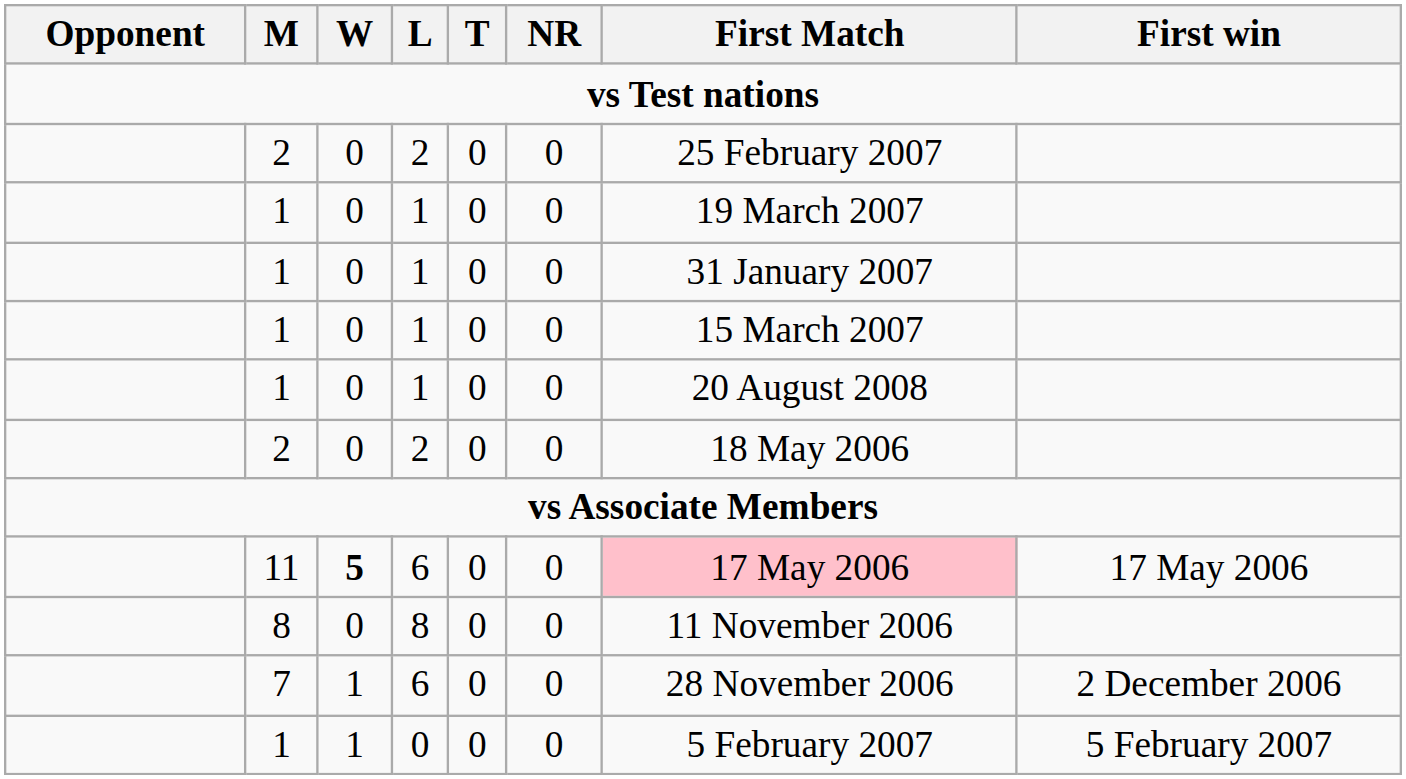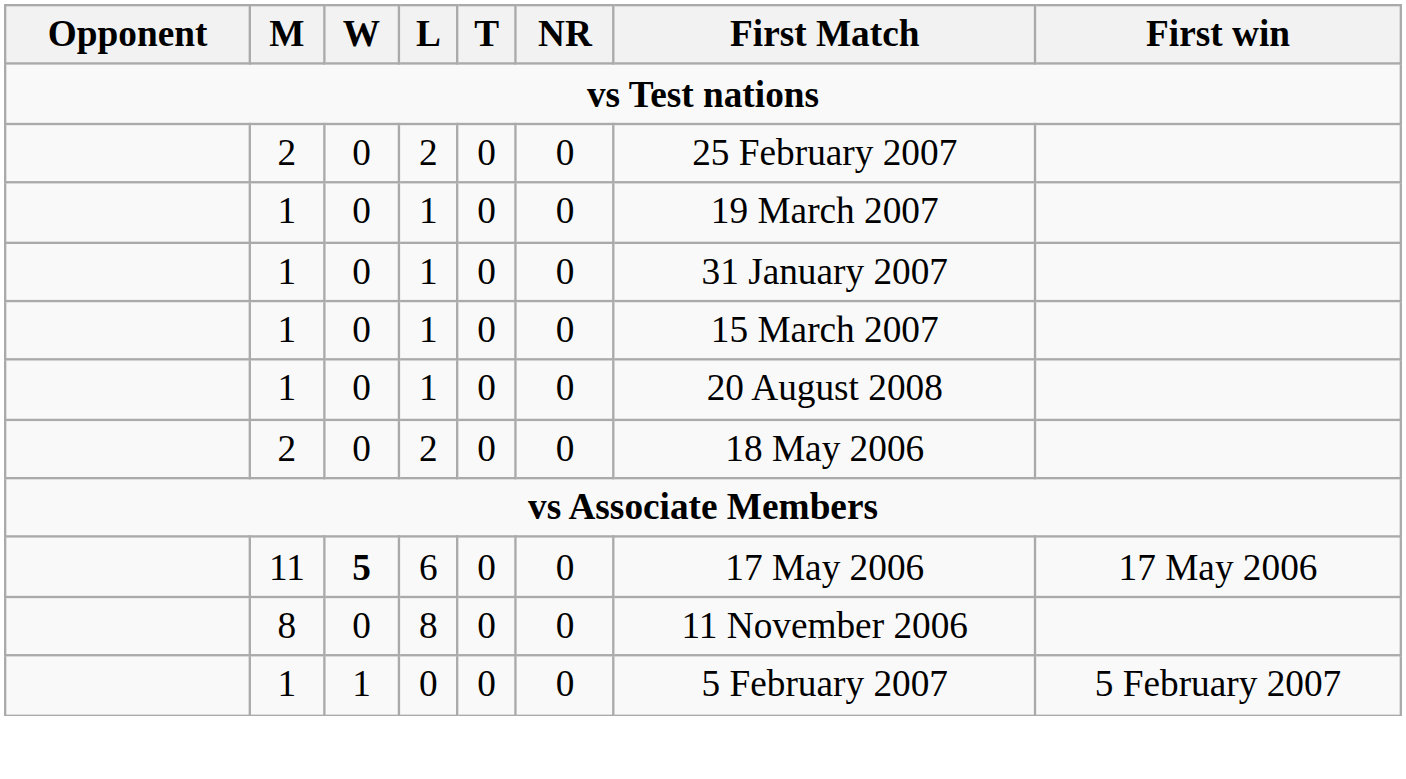(810, 566) pink background -> (825, 566) no background
- row: (281, 684)
